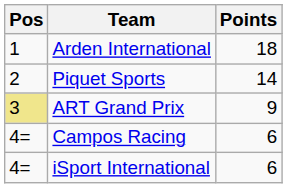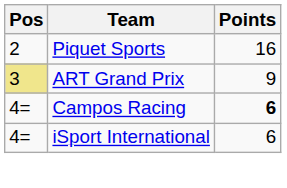- row: (132, 49)
(267, 78) 14 -> (266, 49) 16
(272, 137) normal -> (271, 108) bold
